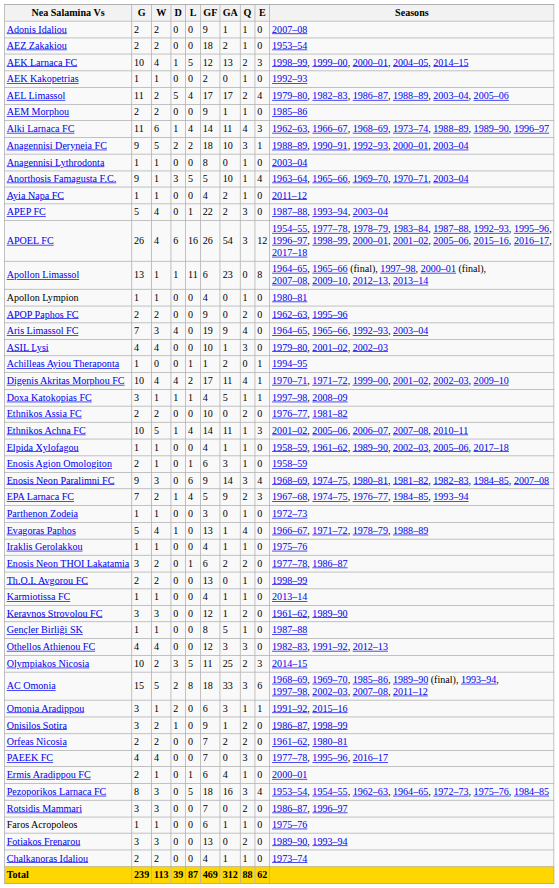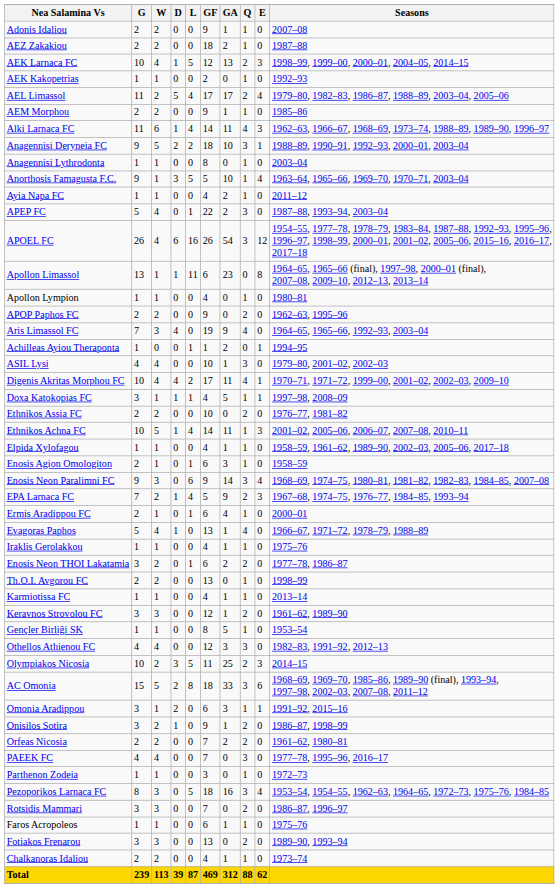(290, 46) 1953–54 -> (290, 46) 1987–88
rows swapped: (28, 348) <-> (63, 364)
rows swapped: (49, 775) <-> (42, 514)
(290, 630) 1987–88 -> (290, 630) 1953–54
